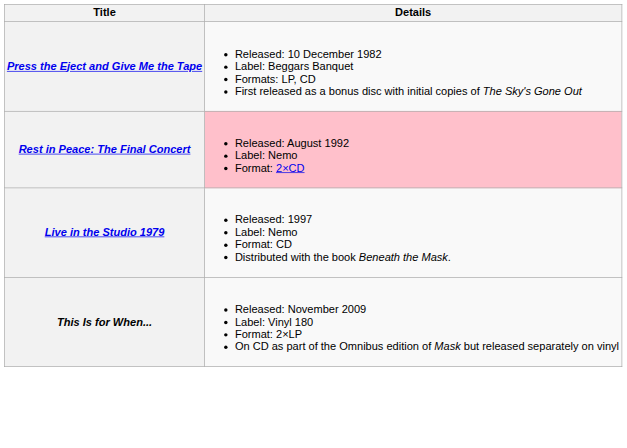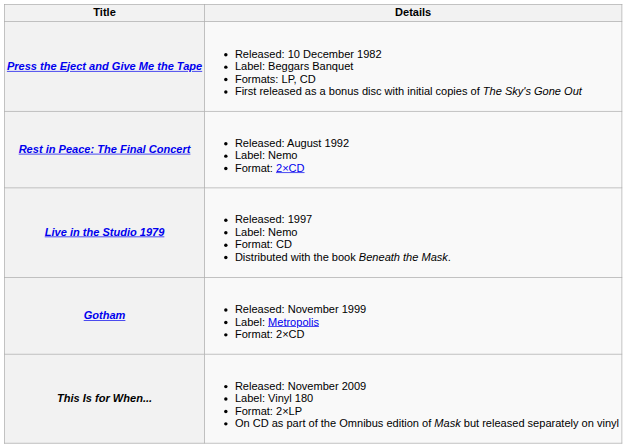(413, 156) pink background -> (413, 156) no background
+ row: (105, 315)
